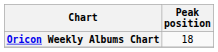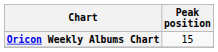(187, 39) 18 -> (187, 39) 15
